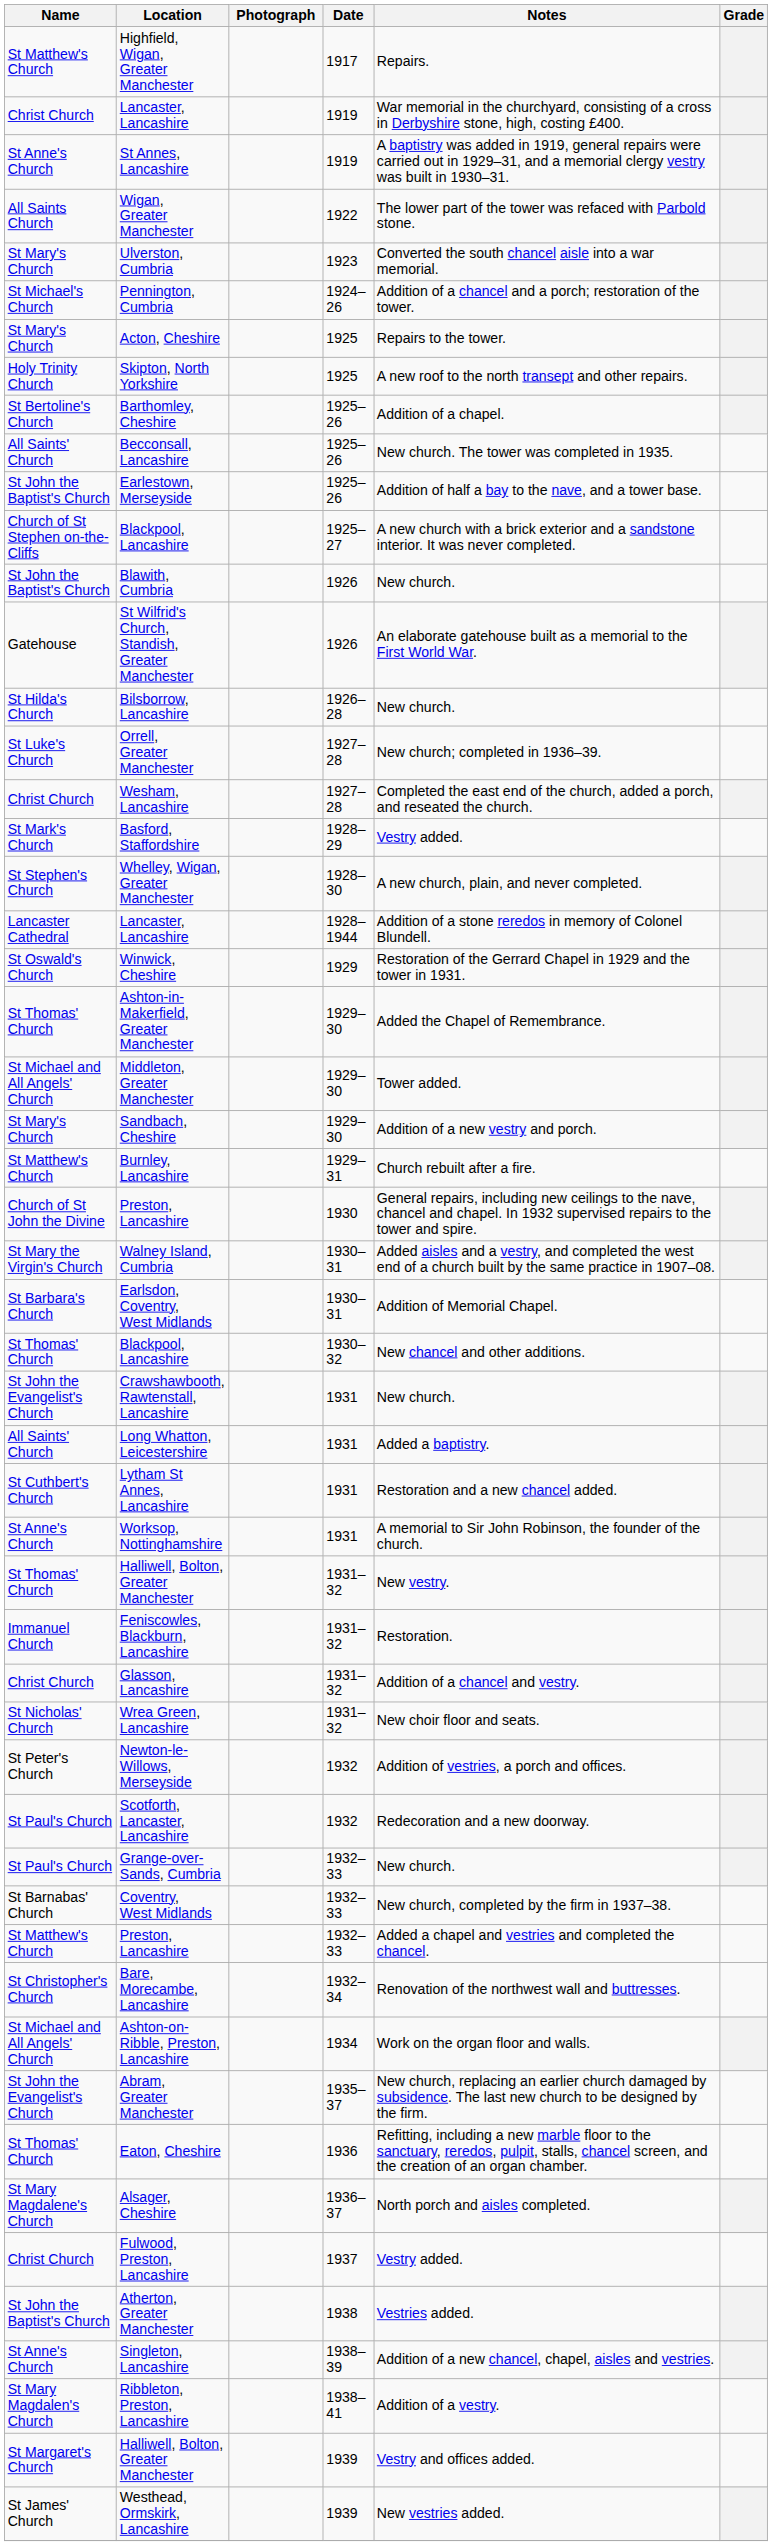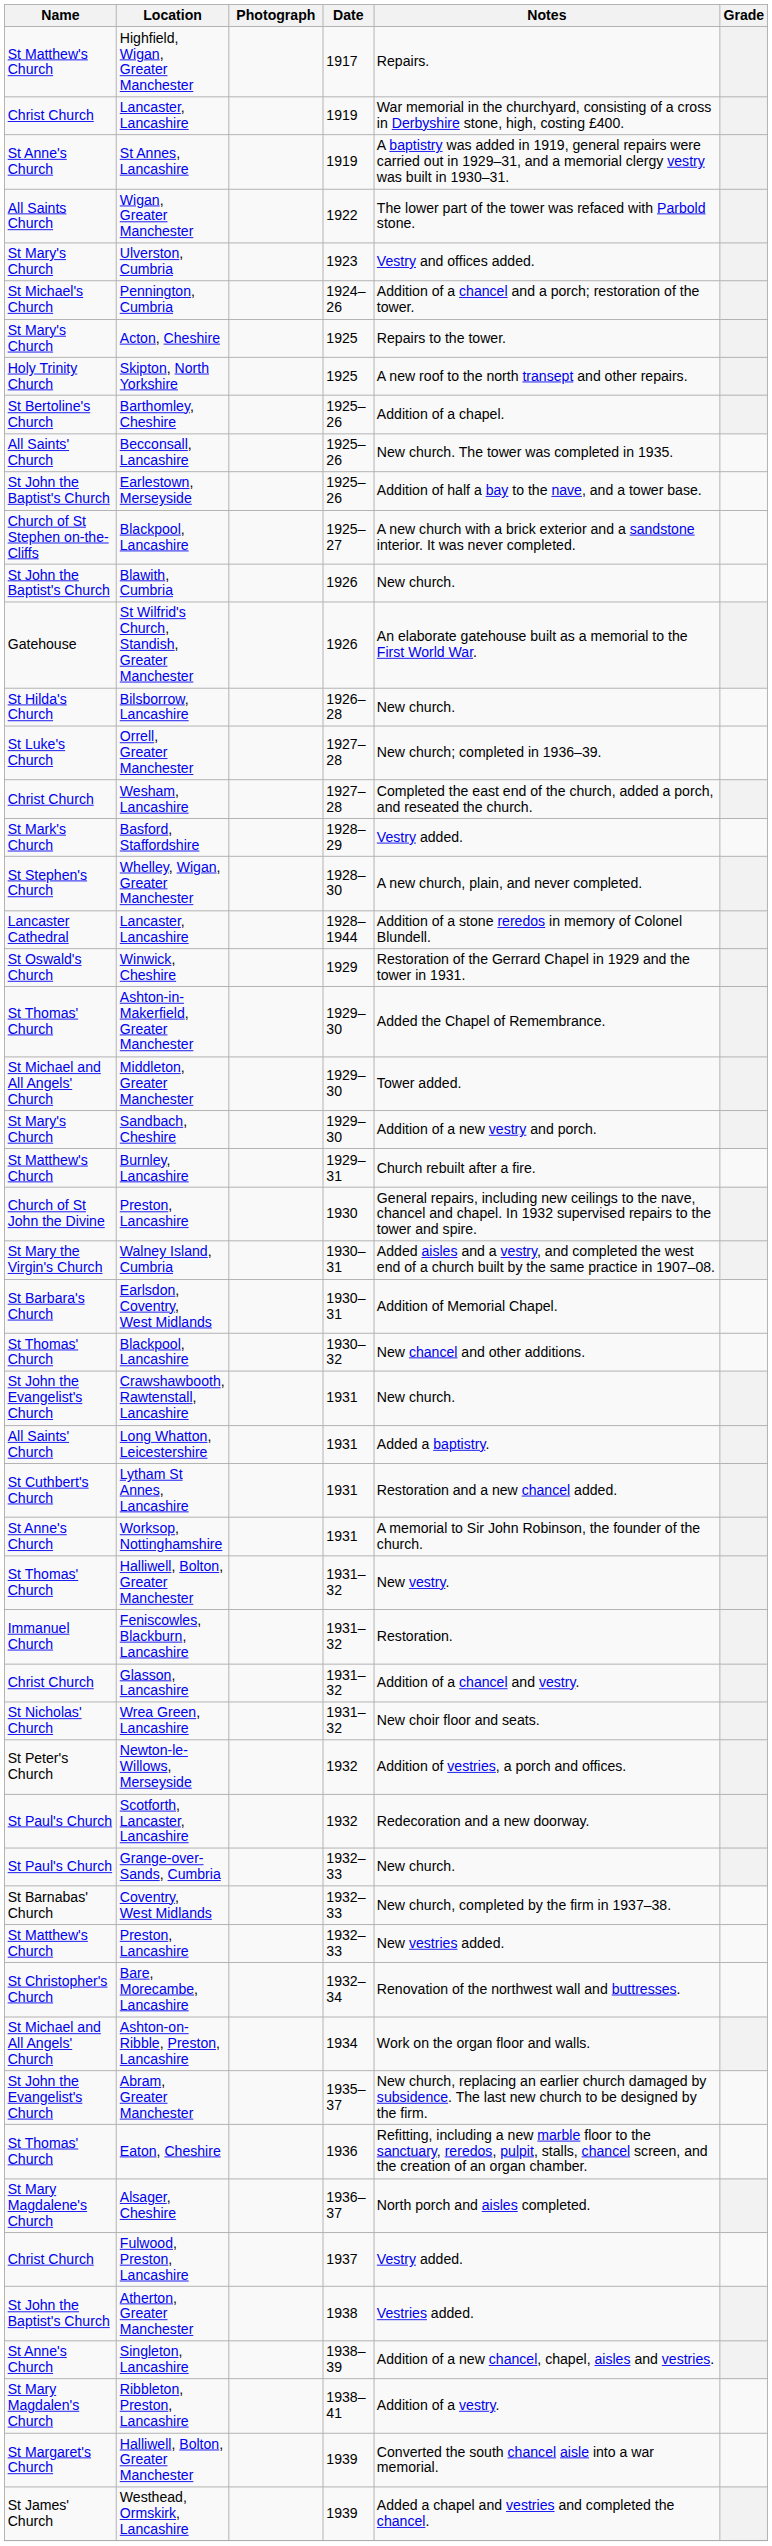(515, 261) Converted the south chancel aisle into a war memorial. -> (456, 261) Vestry and offices added.
(526, 1943) Added a chapel and vestries and completed the chancel. -> (441, 1943) New vestries added.
(456, 2459) Vestry and offices added. -> (515, 2459) Converted the south chancel aisle into a war memorial.
(441, 2513) New vestries added. -> (526, 2513) Added a chapel and vestries and completed the chancel.
